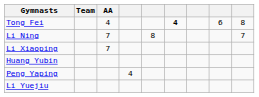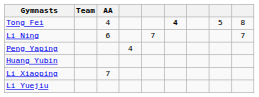(220, 23) 6 -> (220, 23) 5
(108, 36) 7 -> (108, 36) 6
(153, 36) 8 -> (153, 36) 7
rows swapped: (32, 49) <-> (32, 74)
